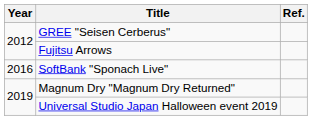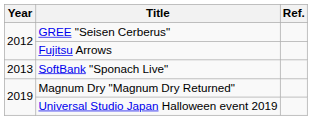(20, 69) 2016 -> (20, 69) 2013
